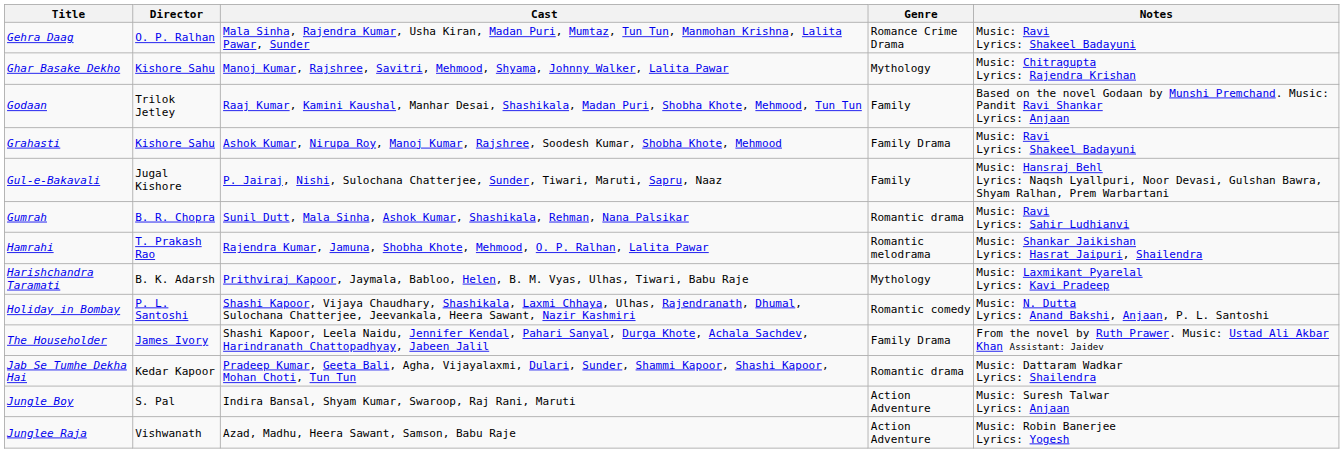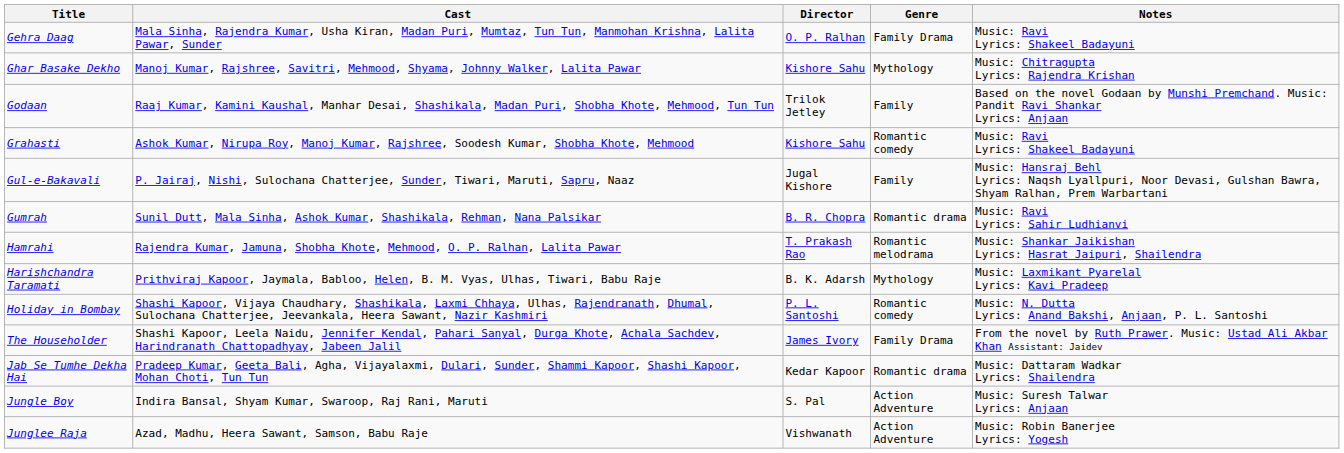columns swapped: (176, 13) <-> (544, 13)
(914, 38) Romance Crime Drama -> (913, 38) Family Drama
(911, 143) Family Drama -> (900, 143) Romantic comedy
